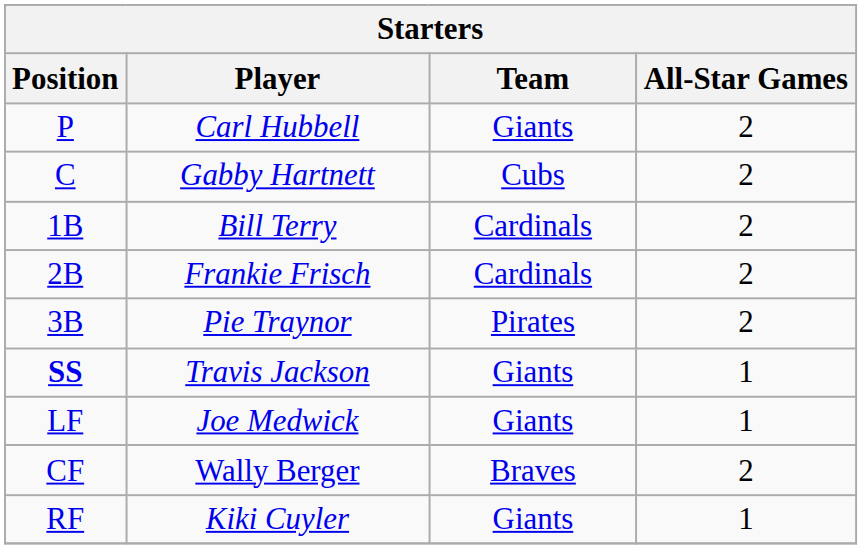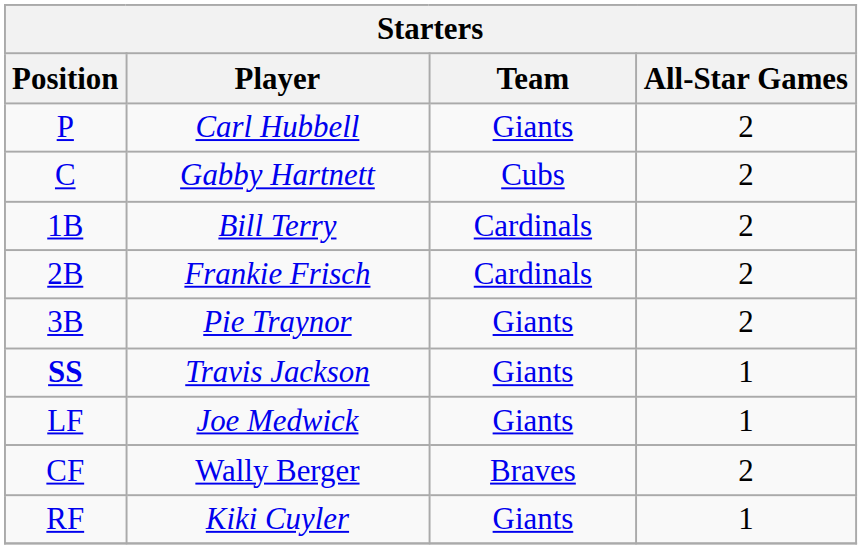(533, 322) Pirates -> (533, 322) Giants
